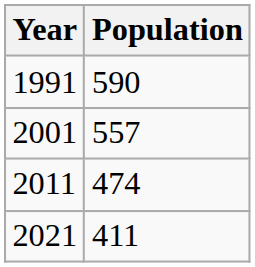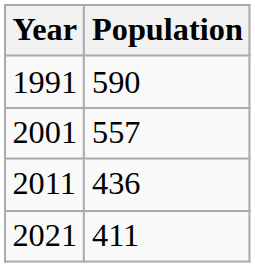(116, 183) 474 -> (116, 183) 436
